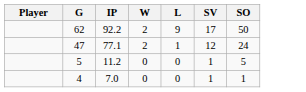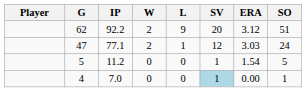+ column: (251, 12)
(210, 29) 17 -> (217, 29) 20
(243, 29) 50 -> (285, 29) 51
(210, 78) no background -> (217, 78) lightblue background
